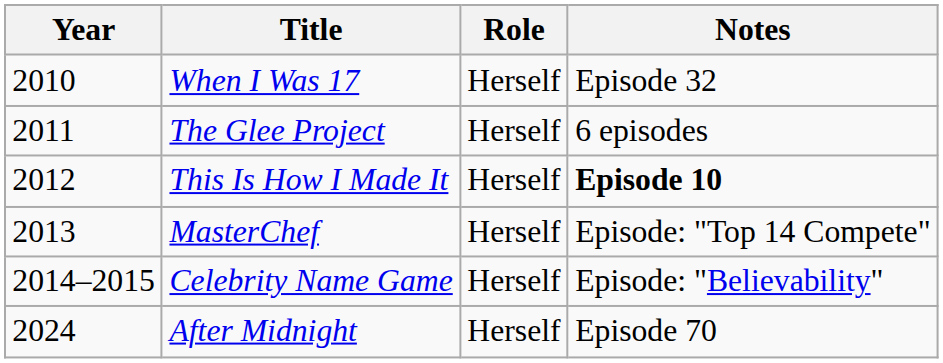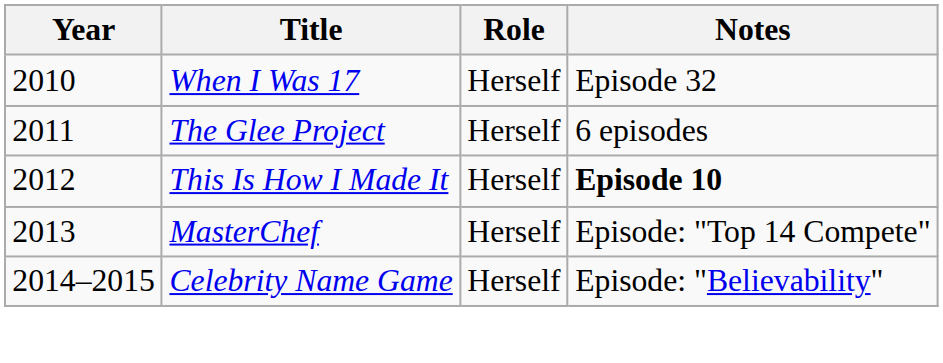- row: (263, 331)
